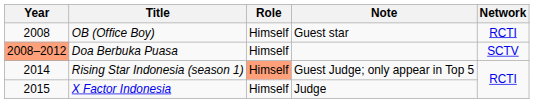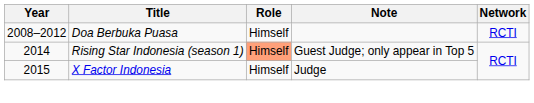- row: (113, 32)
(37, 51) lightsalmon background -> (37, 32) no background
(503, 51) SCTV -> (503, 32) RCTI
